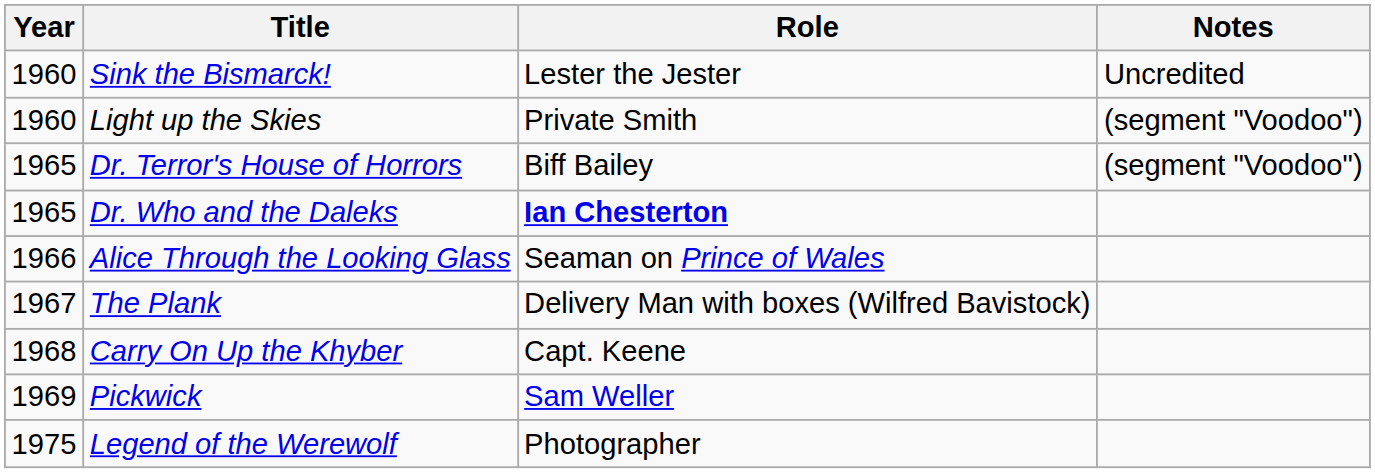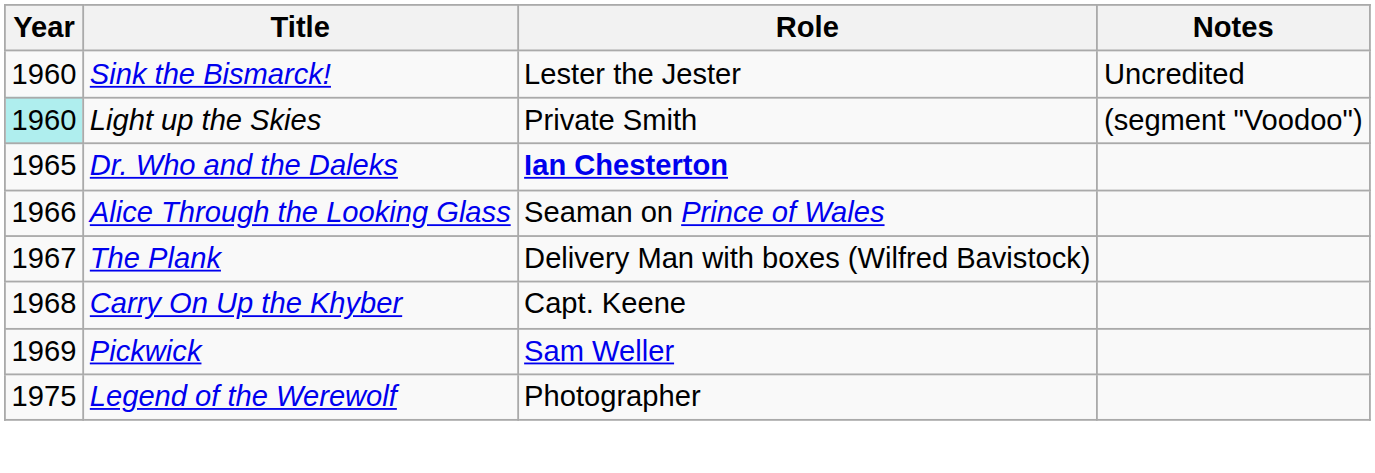(44, 119) no background -> (44, 119) paleturquoise background
- row: (276, 166)
